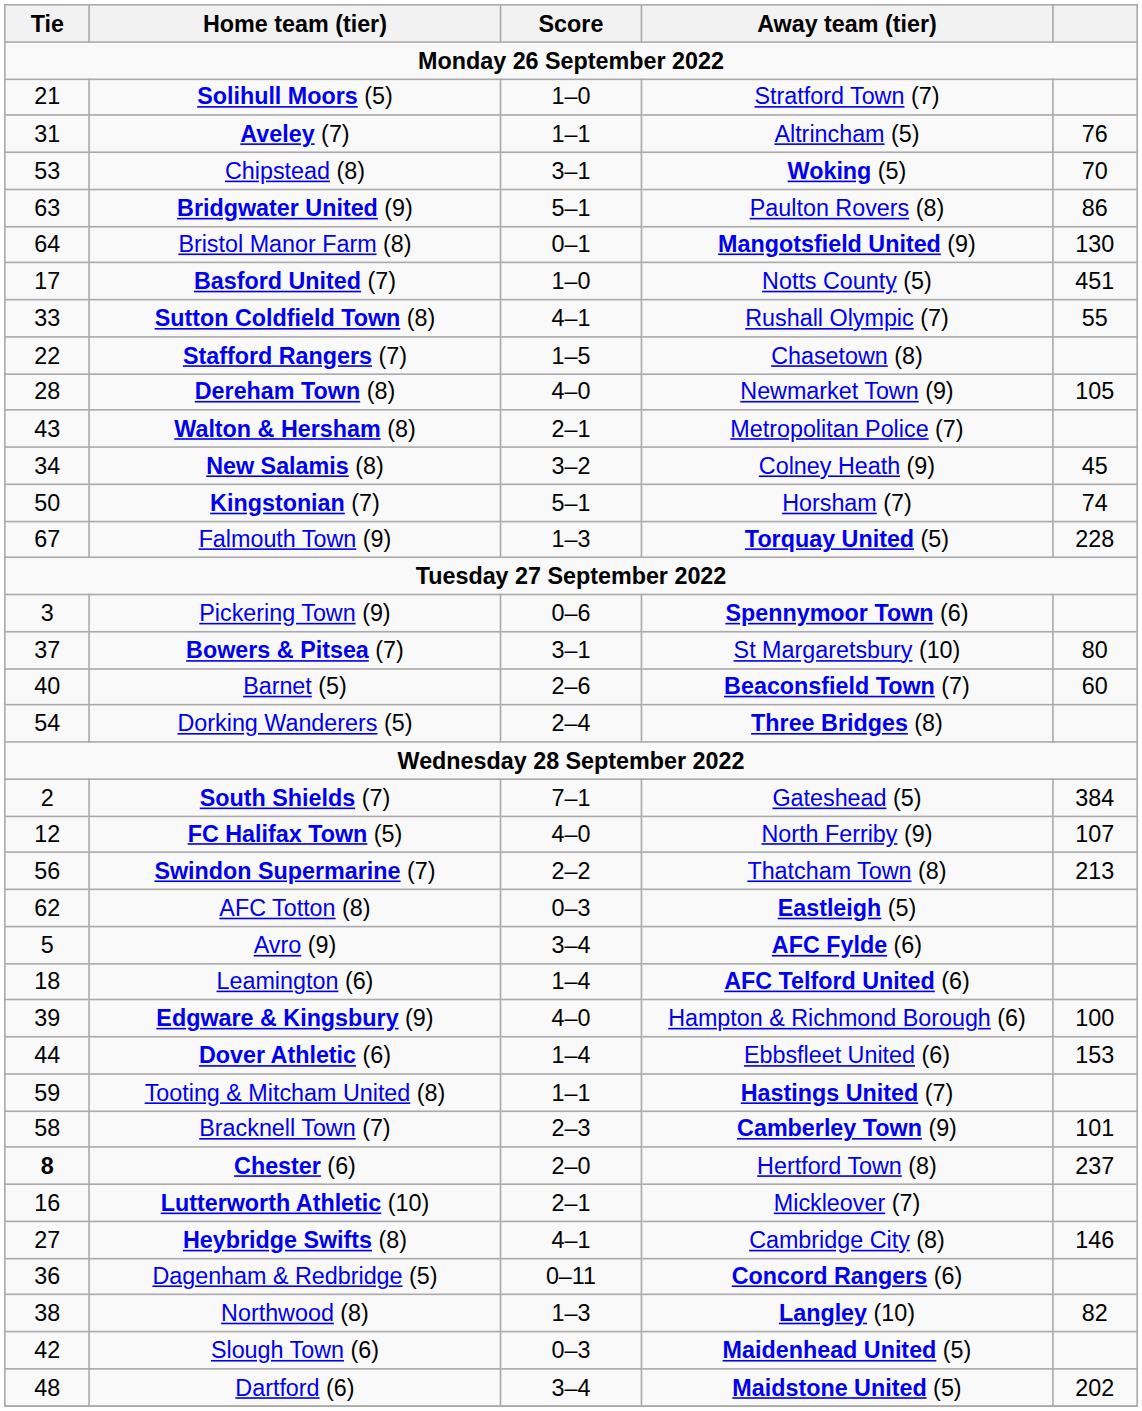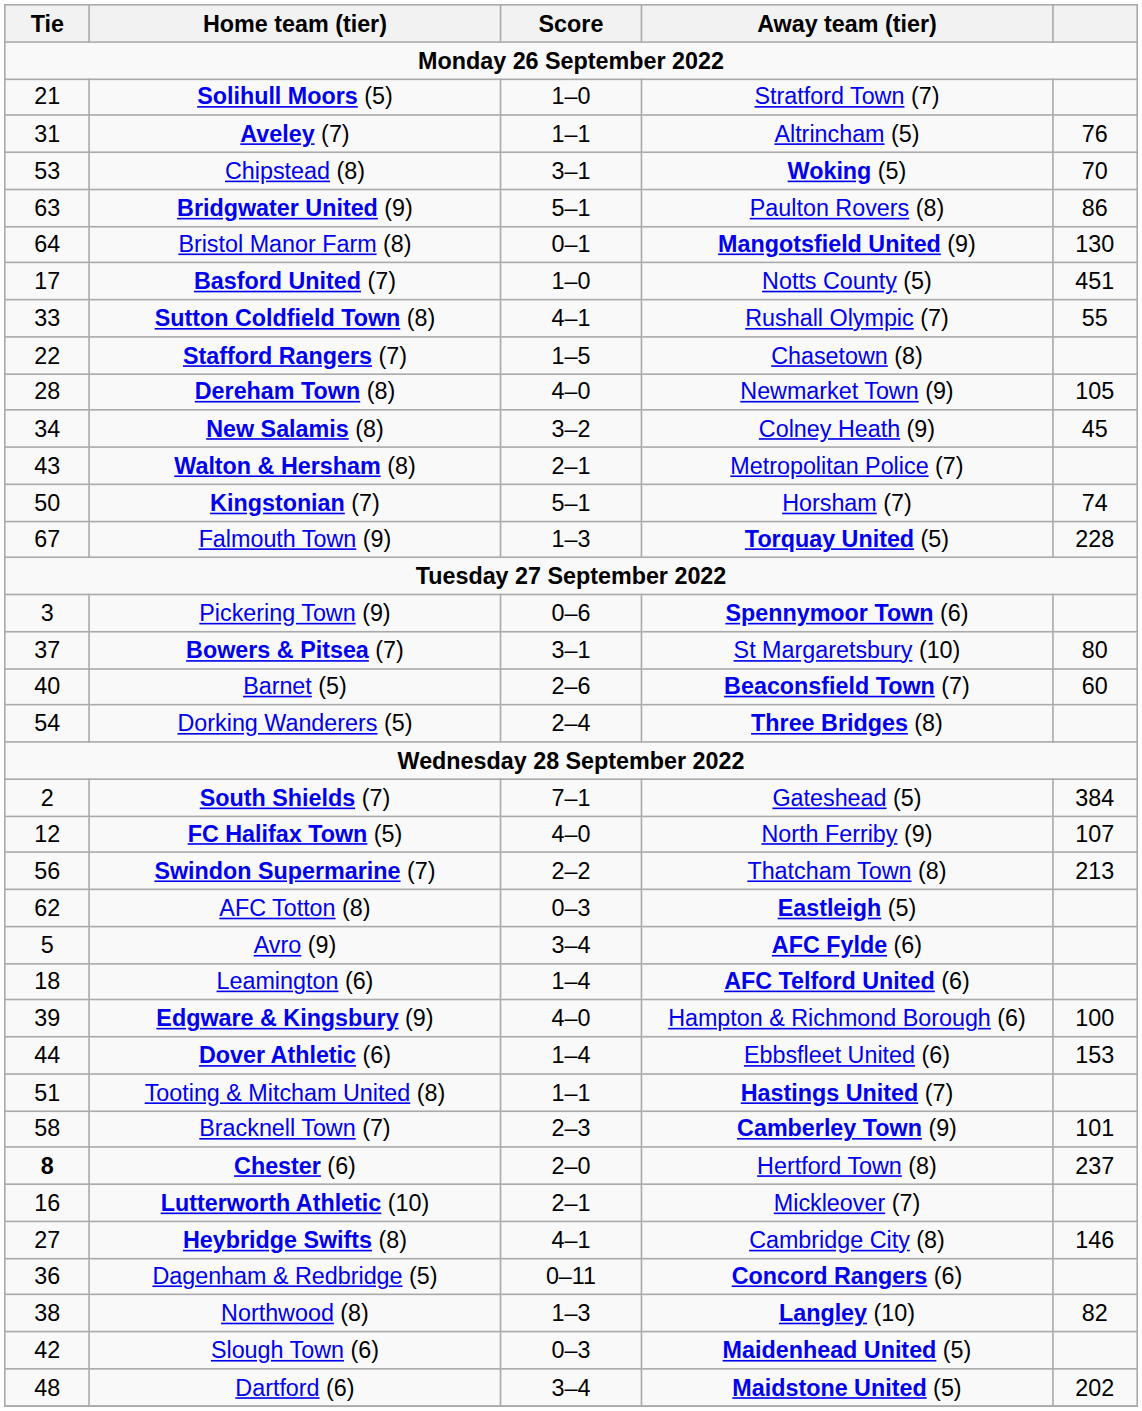rows swapped: (295, 466) <-> (295, 429)
(47, 1092) 59 -> (47, 1092) 51
